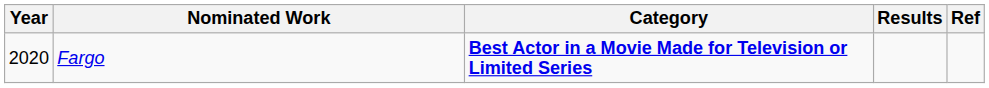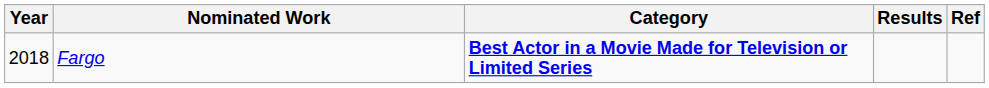(29, 57) 2020 -> (29, 57) 2018
